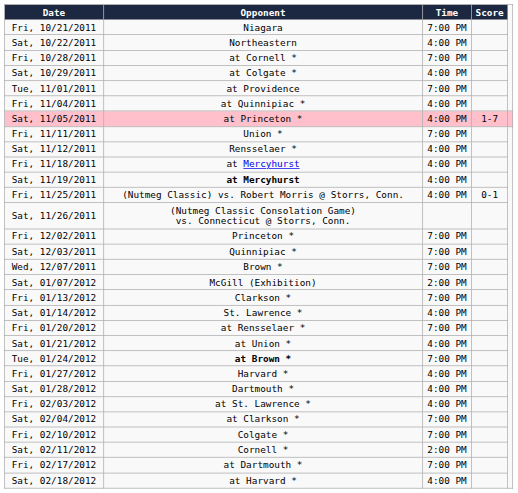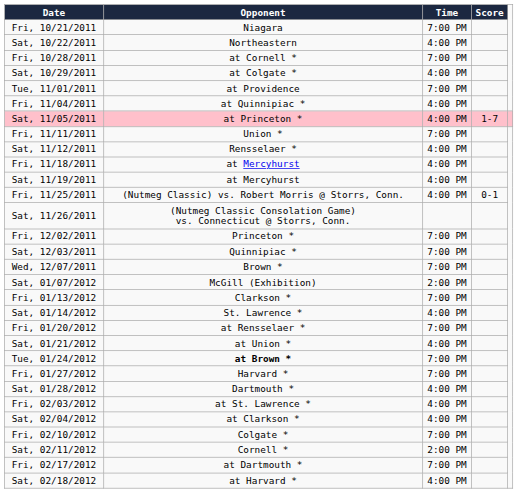(263, 180) bold -> (263, 180) normal
(447, 374) 4:00 PM -> (447, 374) 7:00 PM
(447, 419) 7:00 PM -> (447, 419) 4:00 PM
